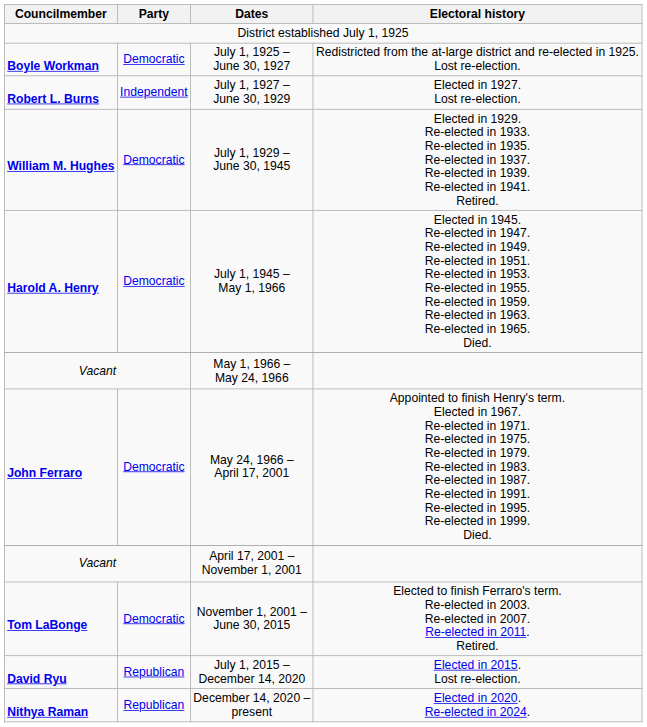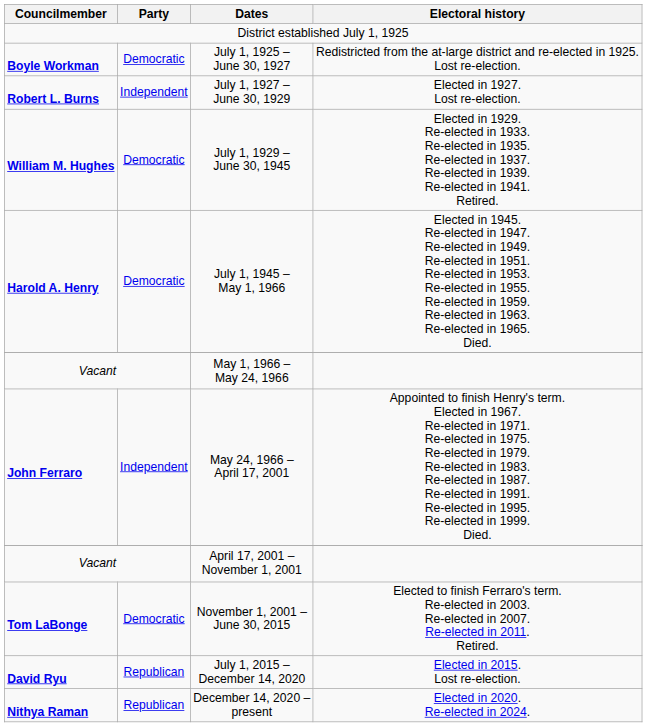(154, 467) Democratic -> (154, 467) Independent
